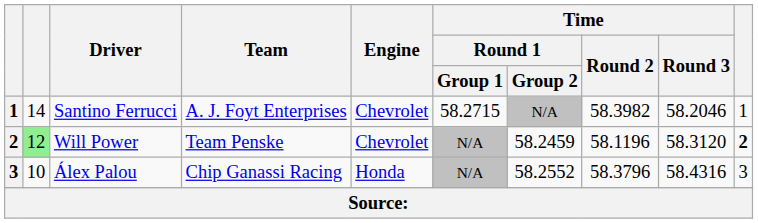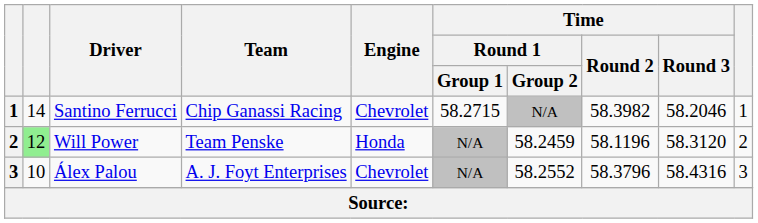(266, 111) A. J. Foyt Enterprises -> (264, 111) Chip Ganassi Racing
(392, 142) Chevrolet -> (380, 142) Honda
(743, 142) bold -> (743, 142) normal
(264, 172) Chip Ganassi Racing -> (266, 172) A. J. Foyt Enterprises
(380, 172) Honda -> (392, 172) Chevrolet
